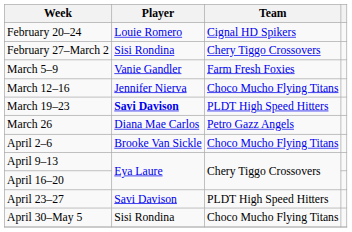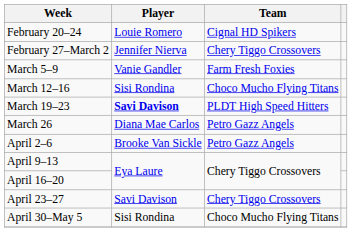(144, 50) Sisi Rondina -> (150, 50) Jennifer Nierva
(150, 87) Jennifer Nierva -> (144, 87) Sisi Rondina
(273, 143) Choco Mucho Flying Titans -> (251, 143) Petro Gazz Angels
(268, 198) PLDT High Speed Hitters -> (264, 198) Chery Tiggo Crossovers
